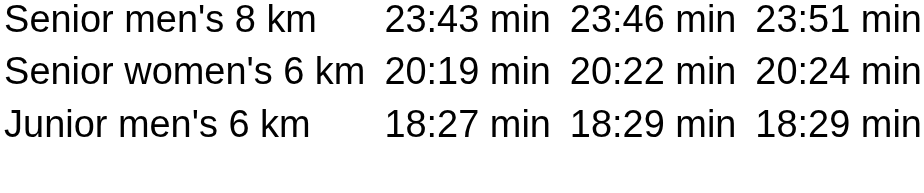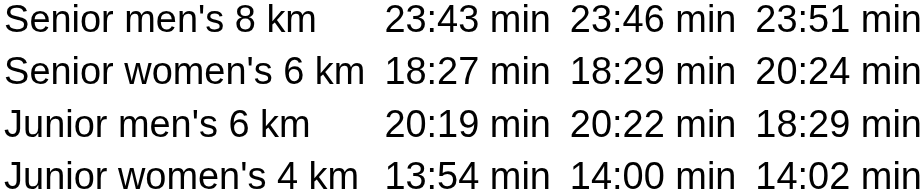(468, 71) 20:19 min -> (468, 71) 18:27 min
(653, 71) 20:22 min -> (653, 71) 18:29 min
(468, 124) 18:27 min -> (468, 124) 20:19 min
(653, 124) 18:29 min -> (653, 124) 20:22 min
+ row: (182, 176)
